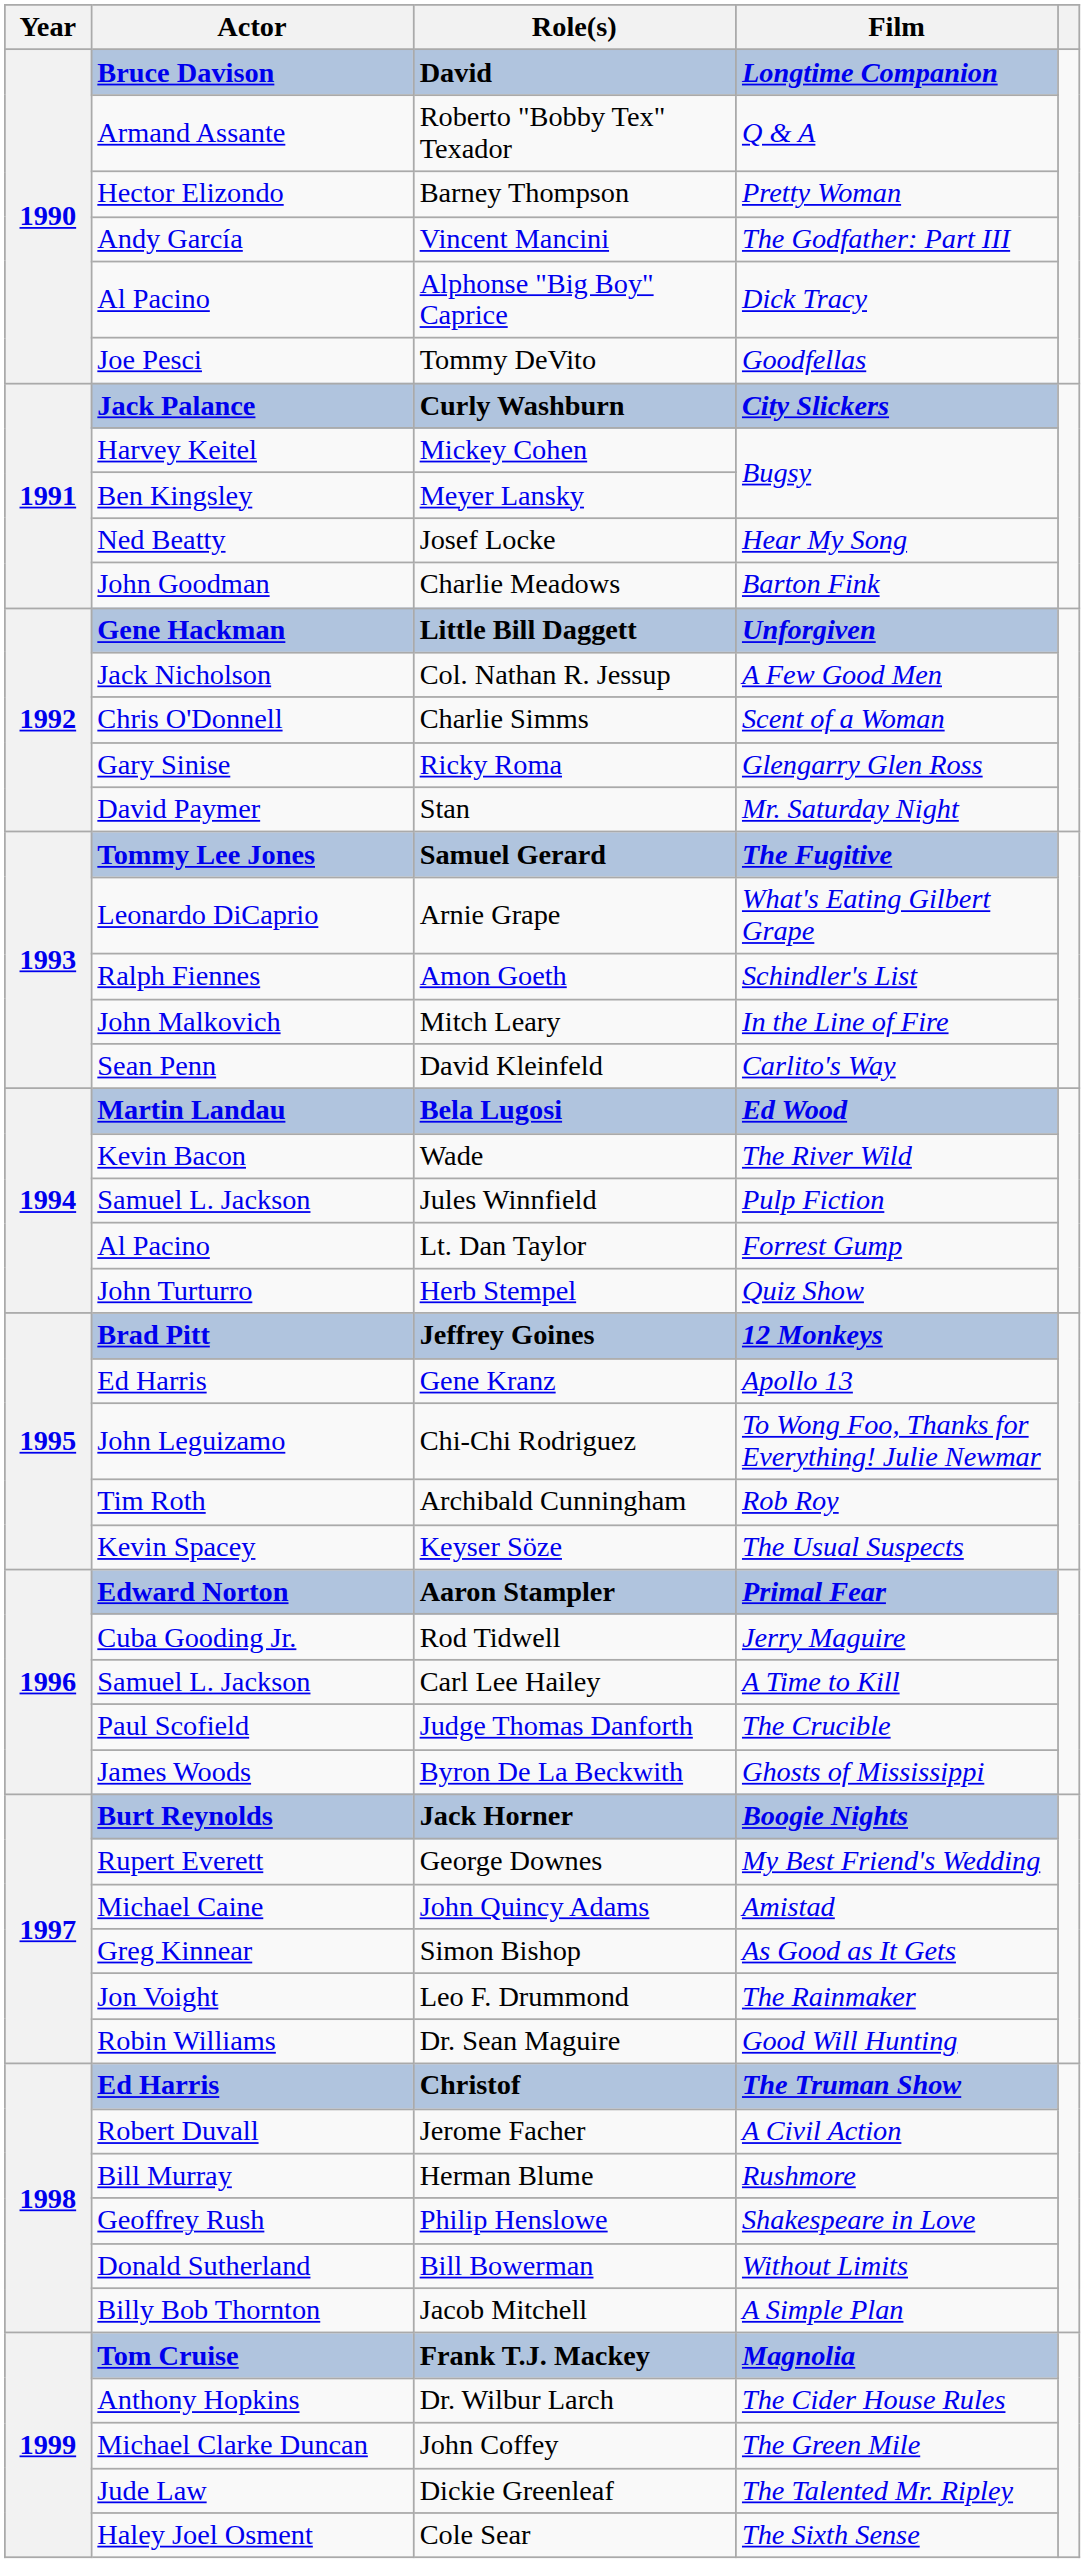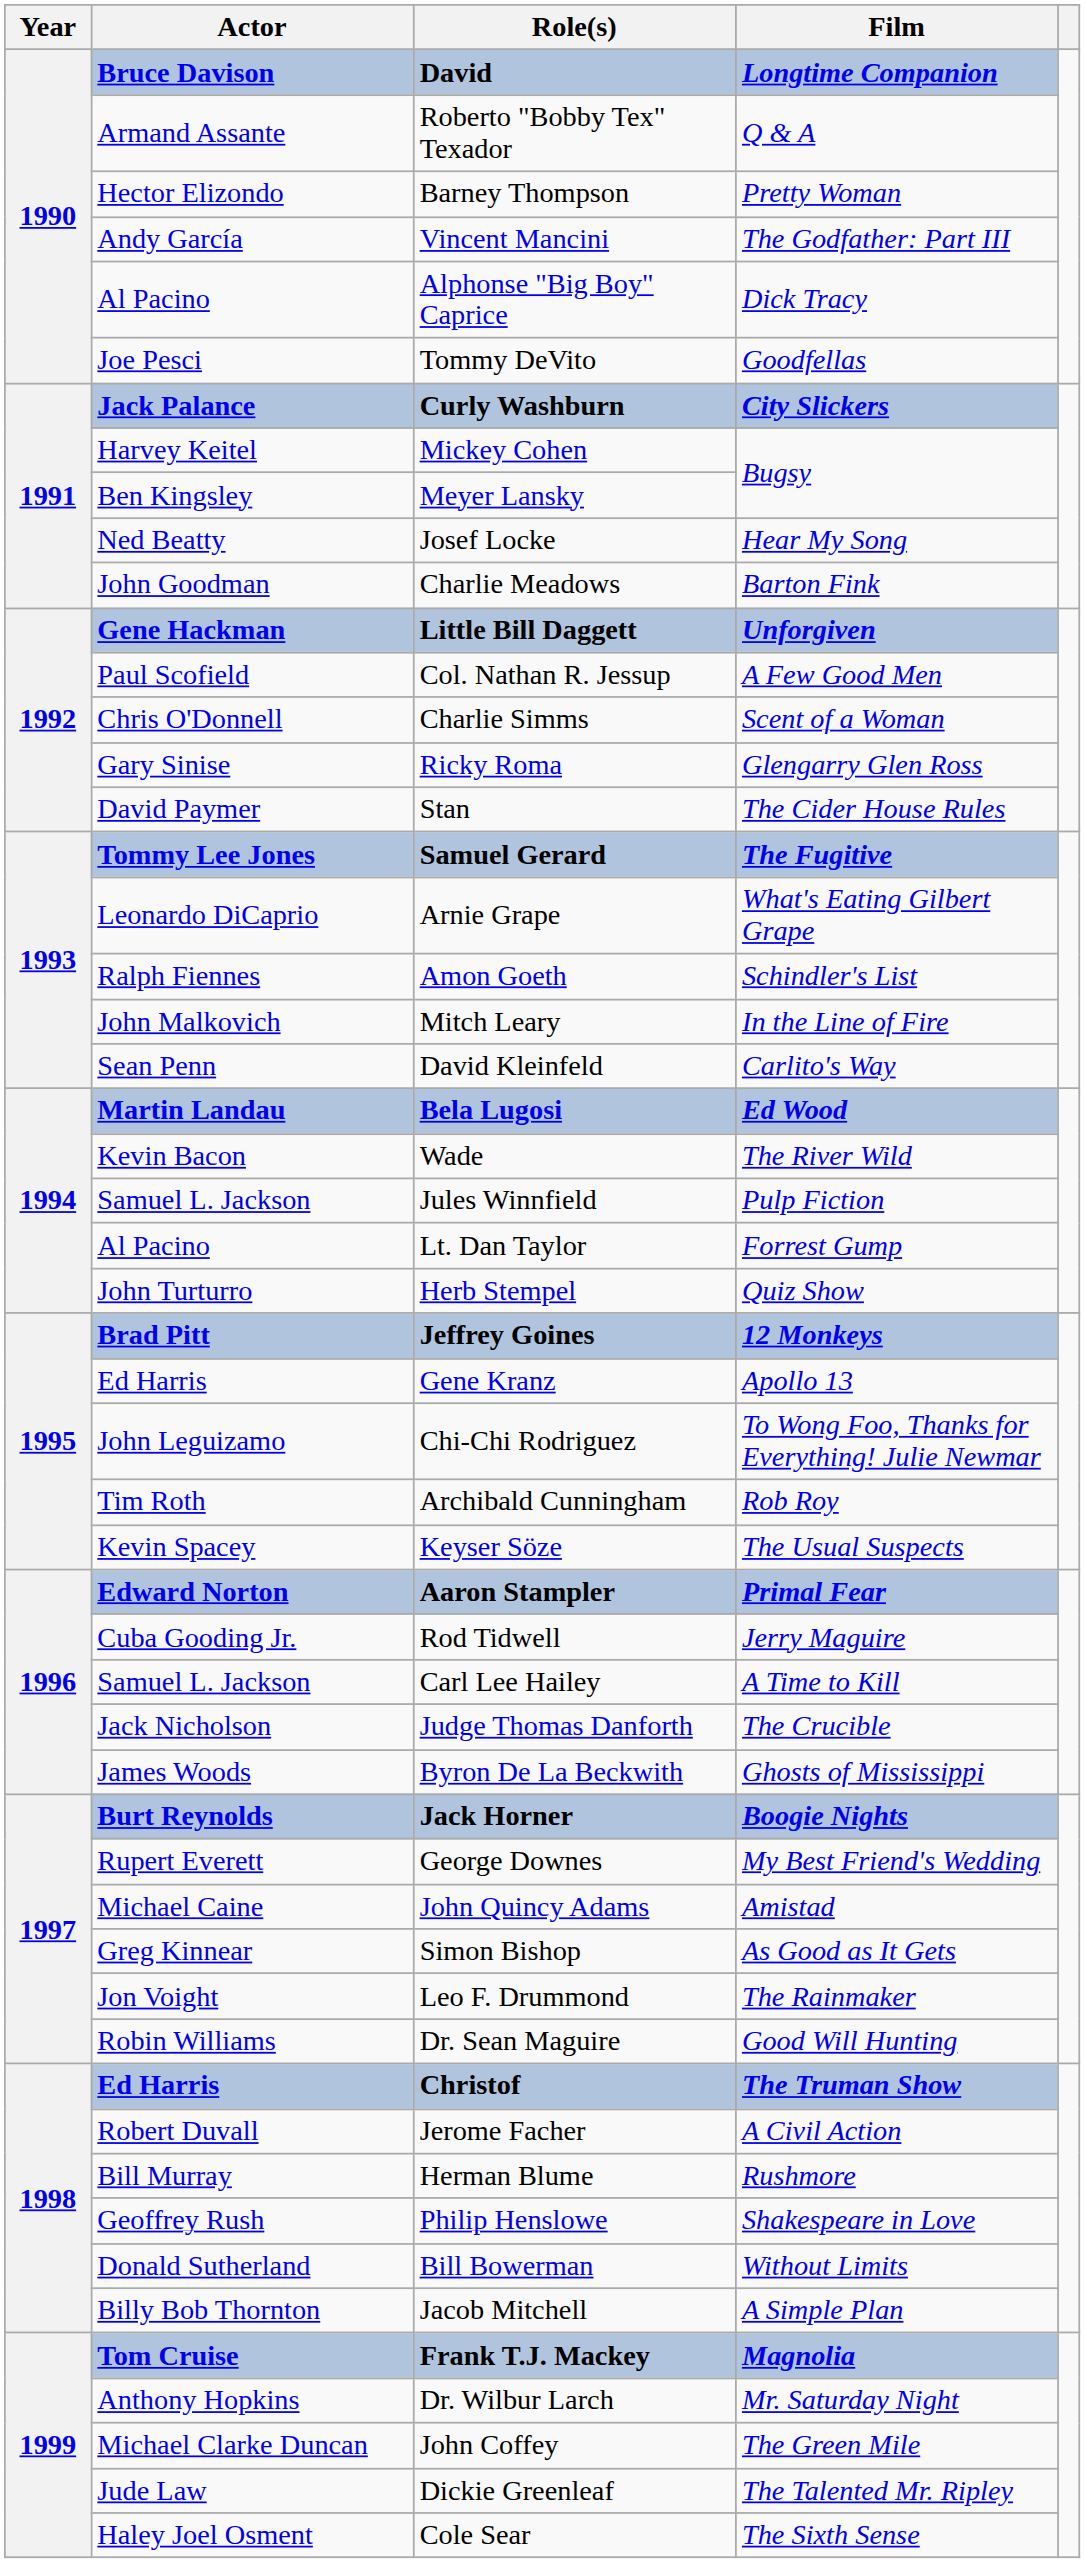(184, 674) Jack Nicholson -> (173, 674) Paul Scofield
(850, 809) Mr. Saturday Night -> (874, 809) The Cider House Rules
(173, 1726) Paul Scofield -> (184, 1726) Jack Nicholson
(874, 2400) The Cider House Rules -> (850, 2400) Mr. Saturday Night
